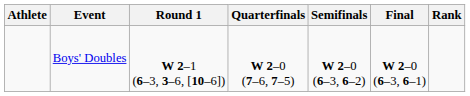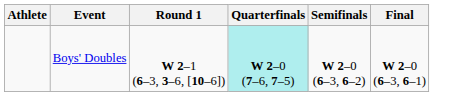- column: (447, 15)
(268, 73) no background -> (268, 73) paleturquoise background
